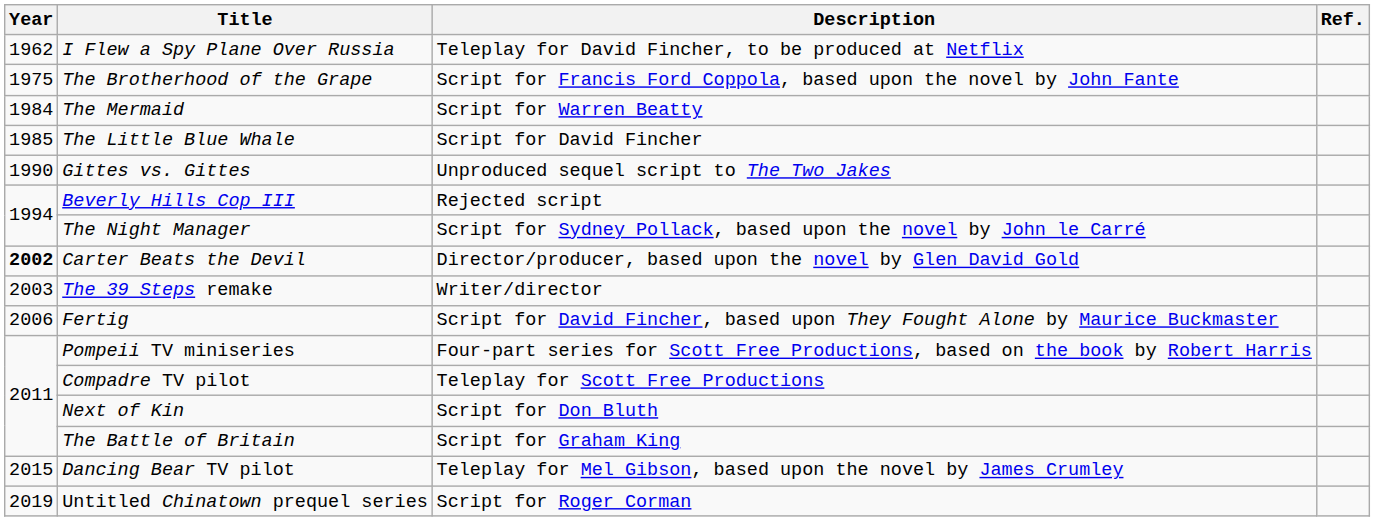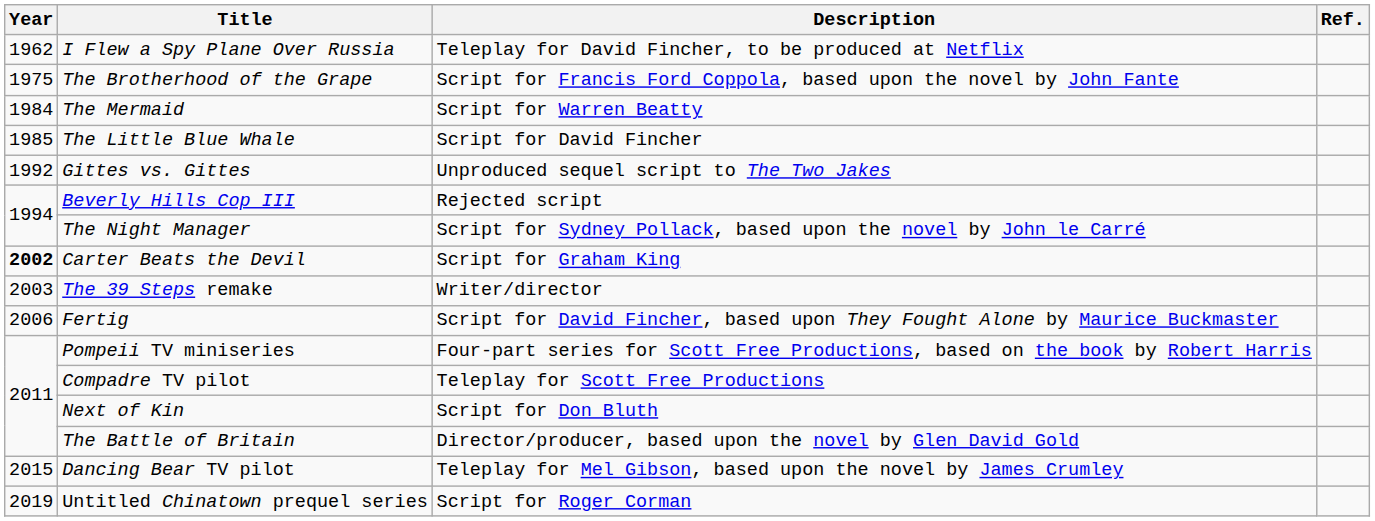(31, 170) 1990 -> (31, 170) 1992
(758, 260) Director/producer, based upon the novel by Glen David Gold -> (558, 260) Script for Graham King
(558, 441) Script for Graham King -> (758, 441) Director/producer, based upon the novel by Glen David Gold
